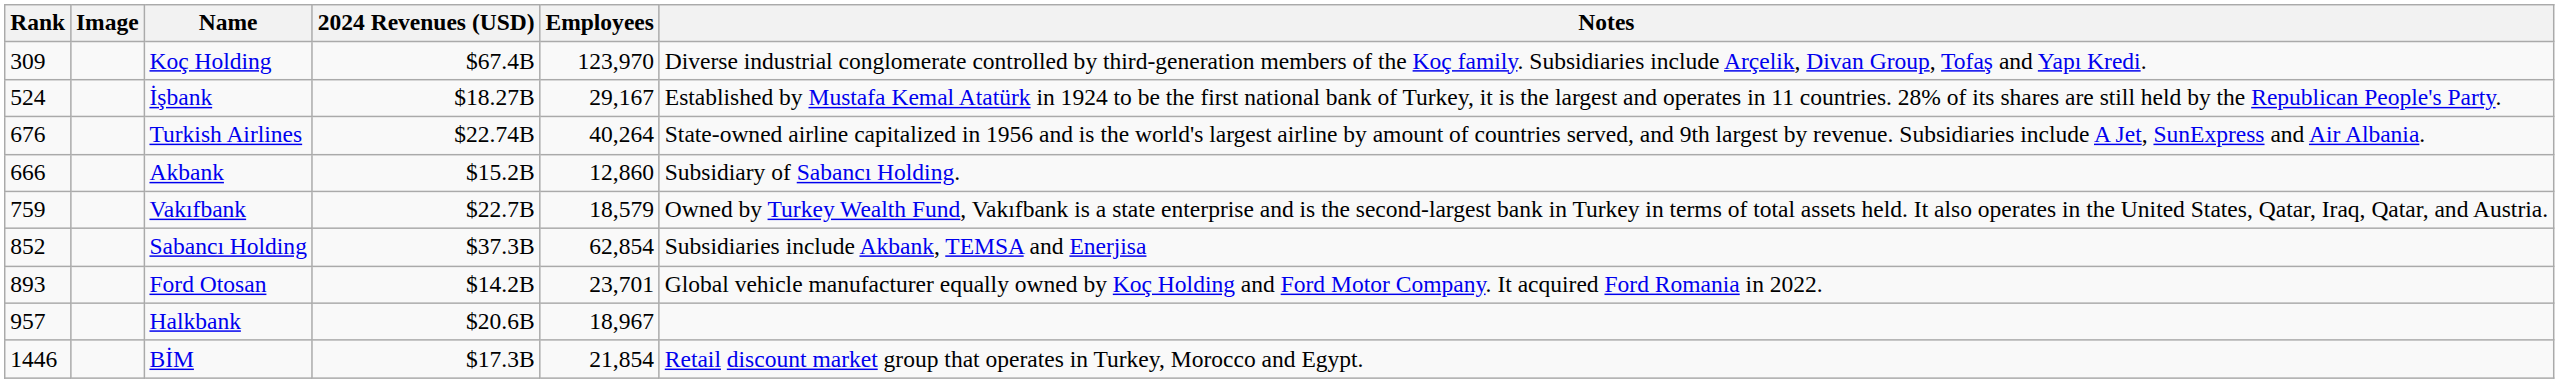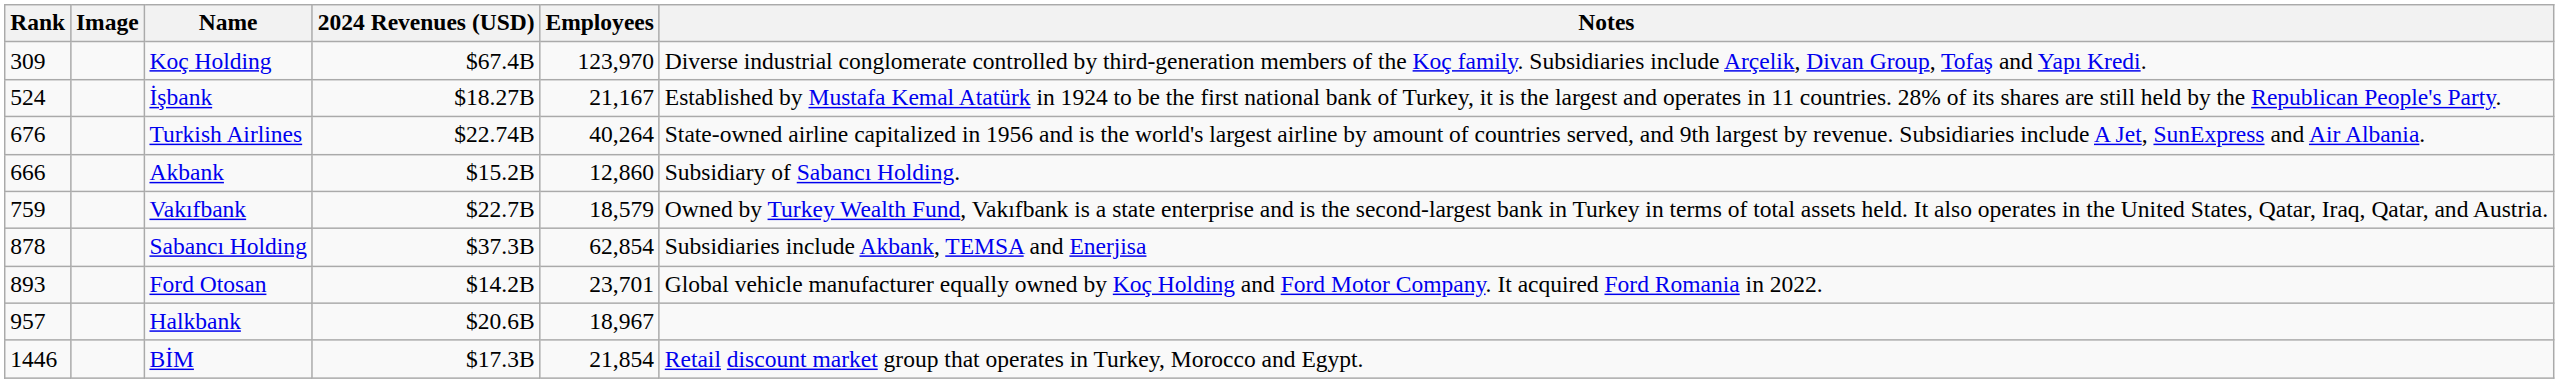(622, 97) 29,167 -> (622, 97) 21,167
(28, 246) 852 -> (28, 246) 878
